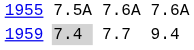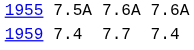(68, 35) lightgrey background -> (68, 35) no background
(165, 35) 9.4 -> (165, 35) 7.4
